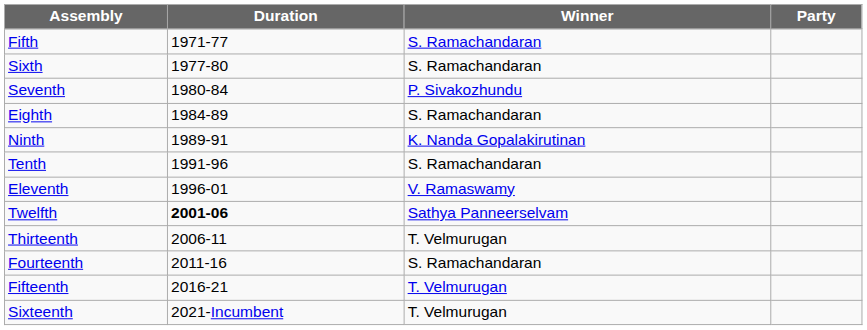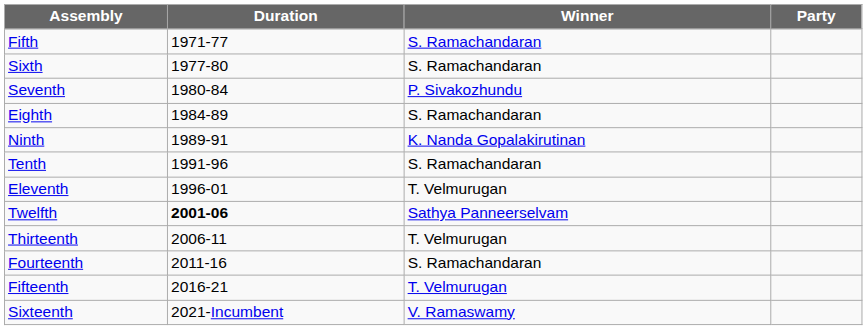(461, 189) V. Ramaswamy -> (457, 189) T. Velmurugan
(457, 312) T. Velmurugan -> (461, 312) V. Ramaswamy
